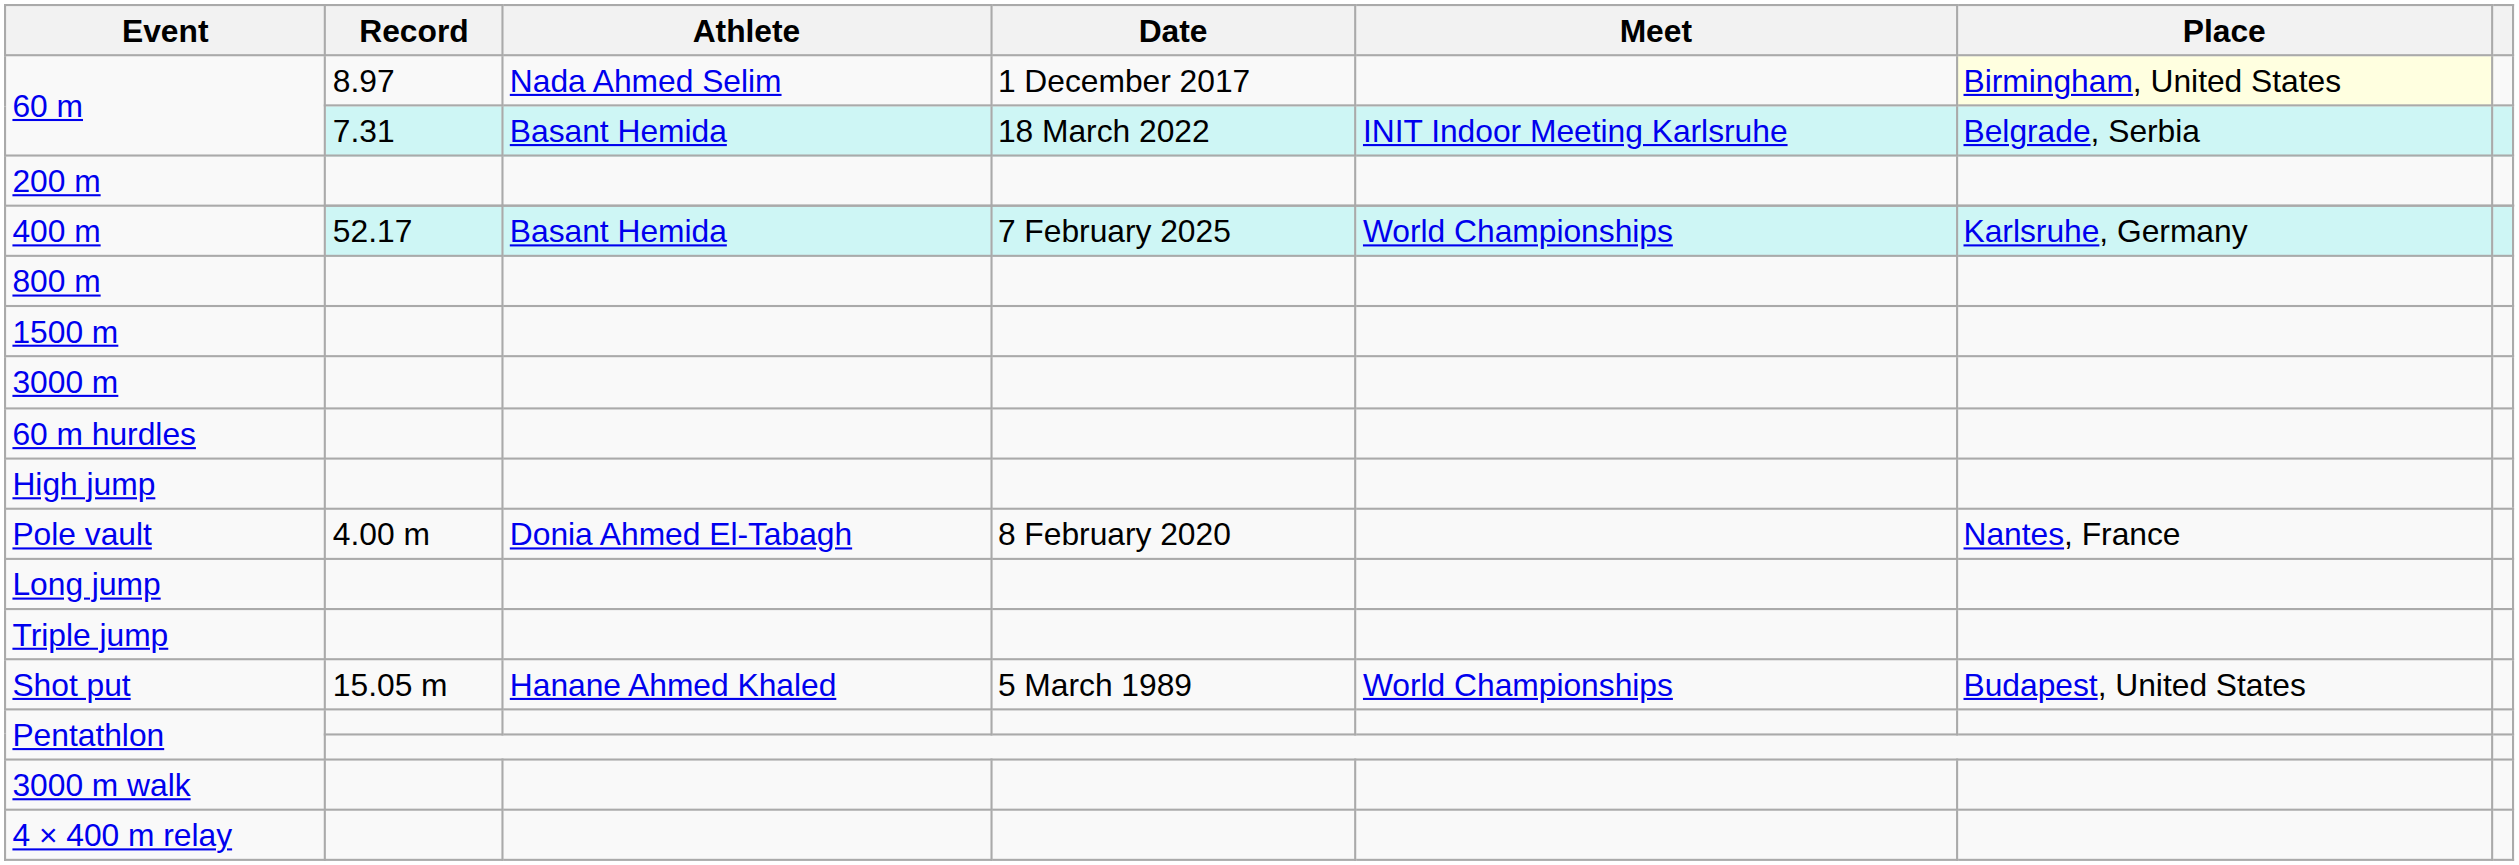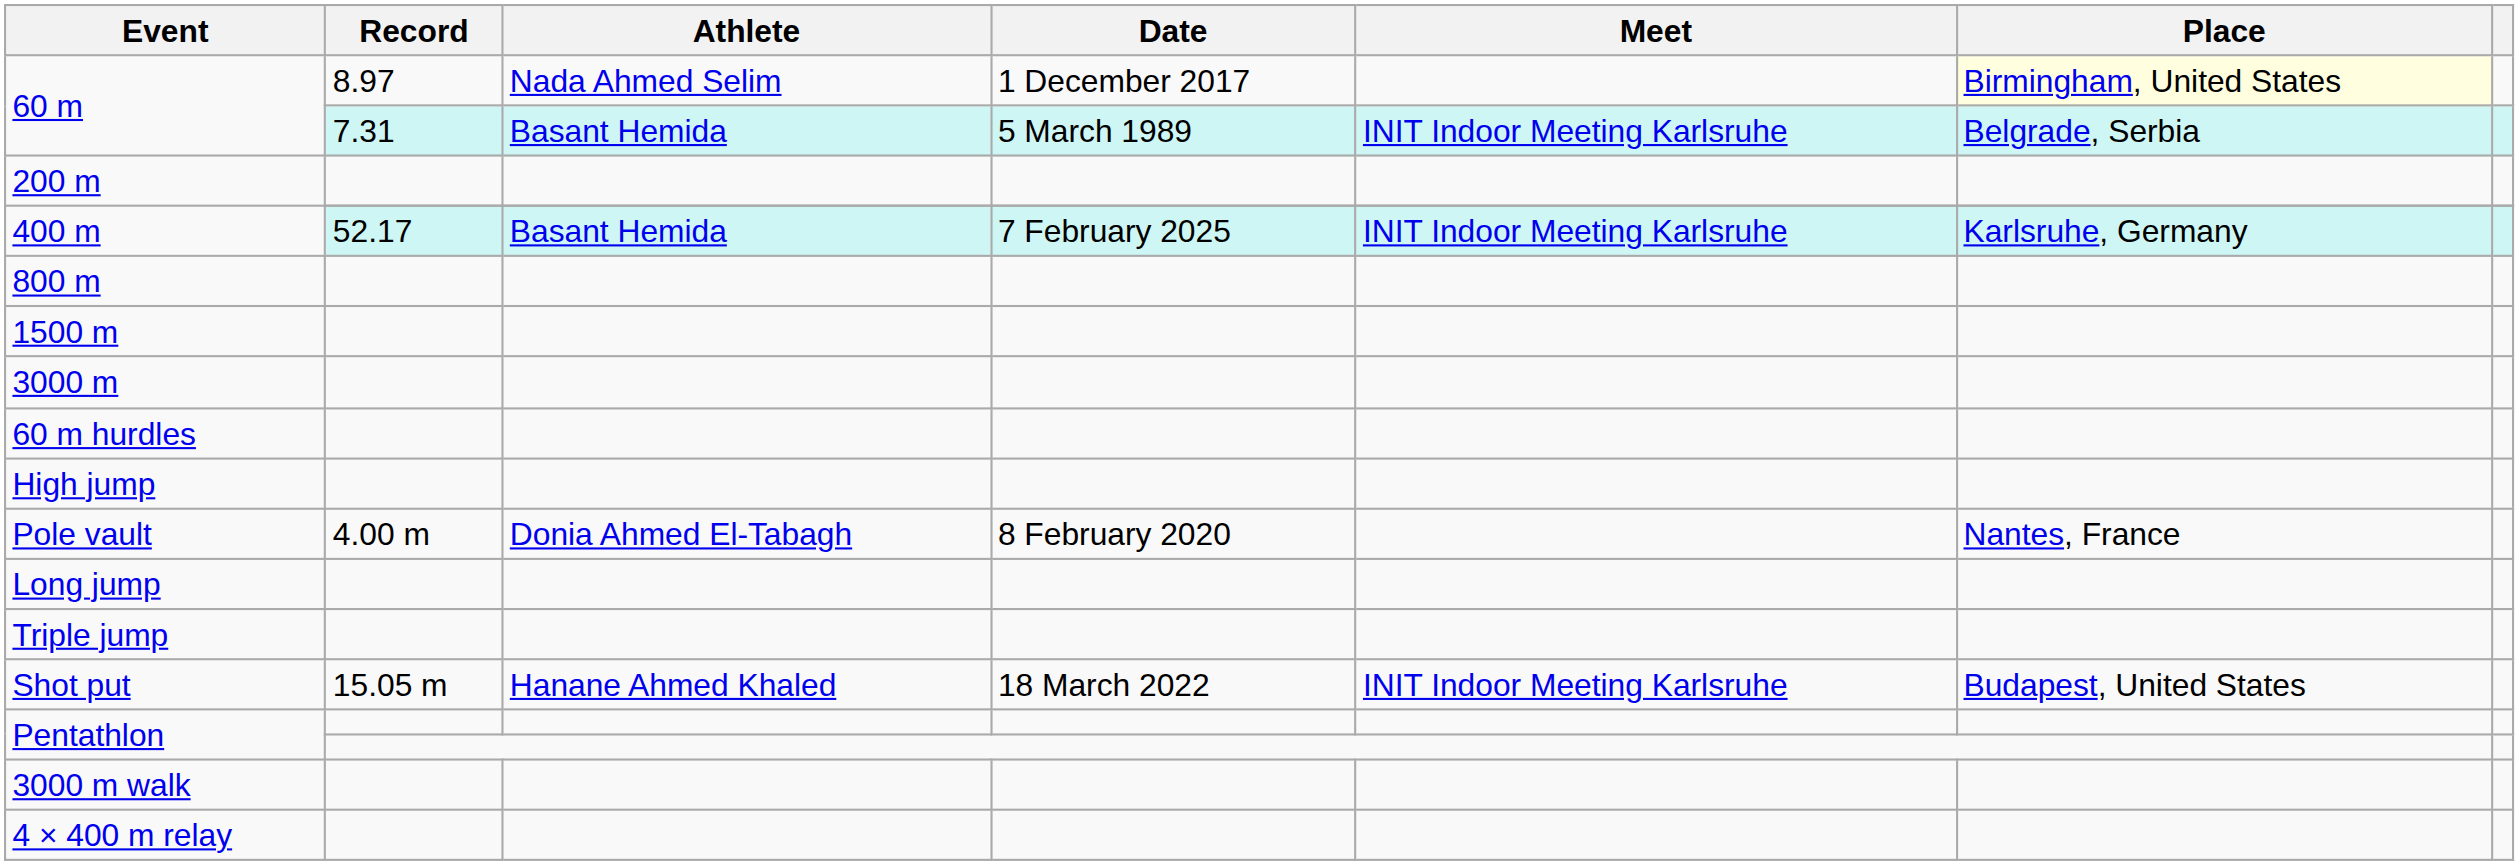(1104, 131) 18 March 2022 -> (1095, 131) 5 March 1989
(1518, 232) World Championships -> (1575, 232) INIT Indoor Meeting Karlsruhe
(1095, 684) 5 March 1989 -> (1104, 684) 18 March 2022
(1518, 684) World Championships -> (1575, 684) INIT Indoor Meeting Karlsruhe
